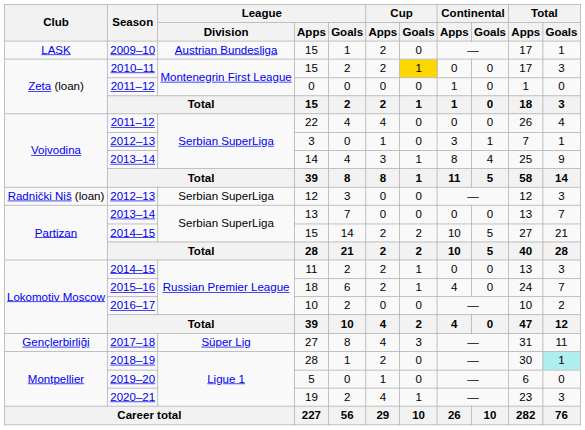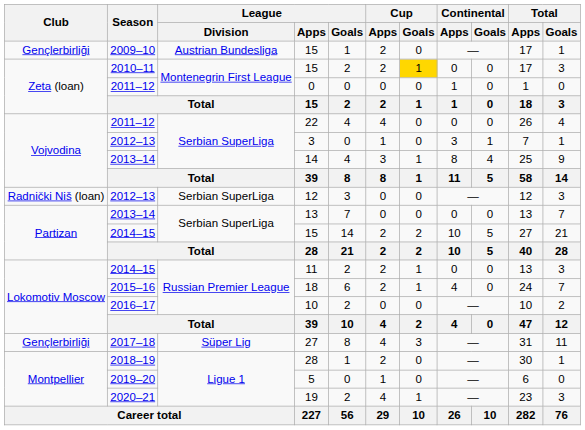(56, 50) LASK -> (56, 50) Gençlerbirliği
(561, 360) paleturquoise background -> (561, 360) no background
